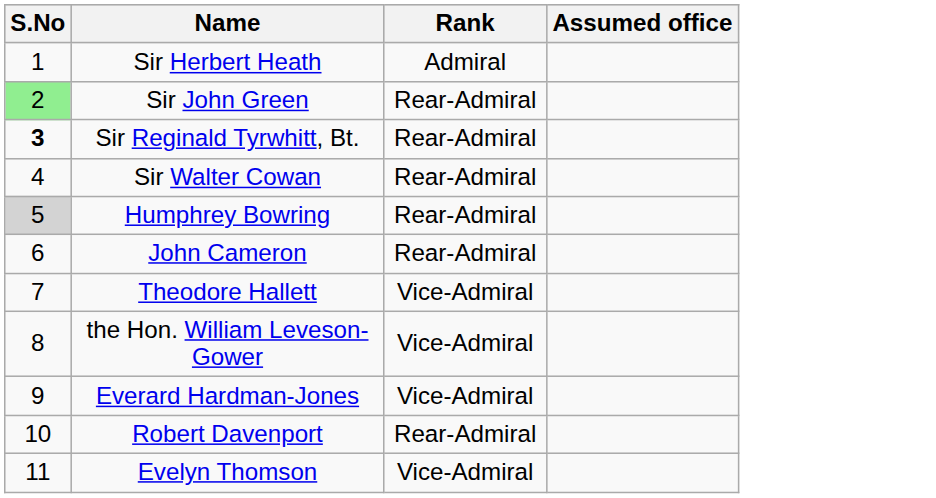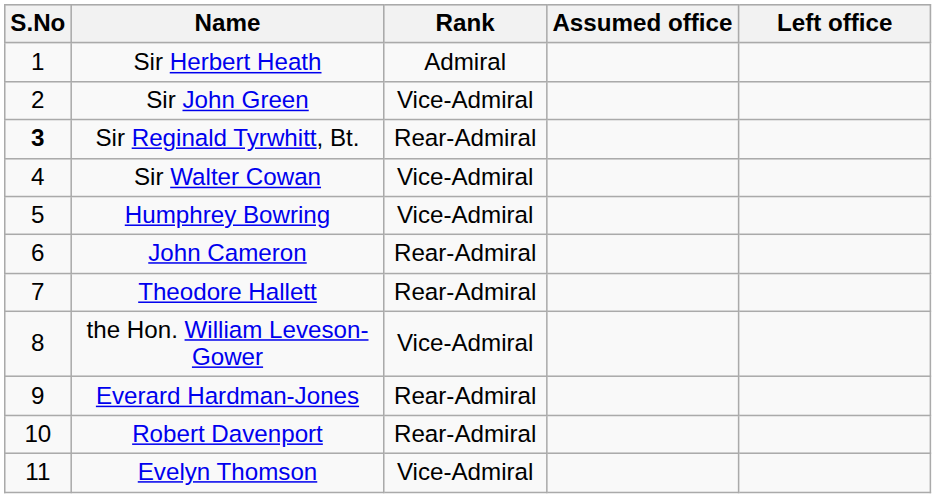+ column: (835, 23)
(38, 100) lightgreen background -> (38, 100) no background
(465, 100) Rear-Admiral -> (465, 100) Vice-Admiral
(465, 176) Rear-Admiral -> (465, 176) Vice-Admiral
(38, 215) lightgrey background -> (38, 215) no background
(465, 215) Rear-Admiral -> (465, 215) Vice-Admiral
(465, 291) Vice-Admiral -> (465, 291) Rear-Admiral
(465, 395) Vice-Admiral -> (465, 395) Rear-Admiral
